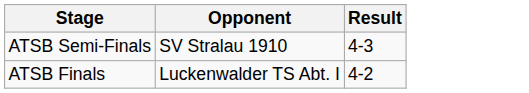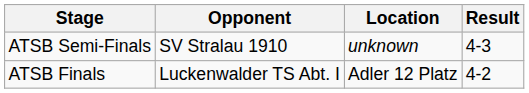+ column: (403, 18)
